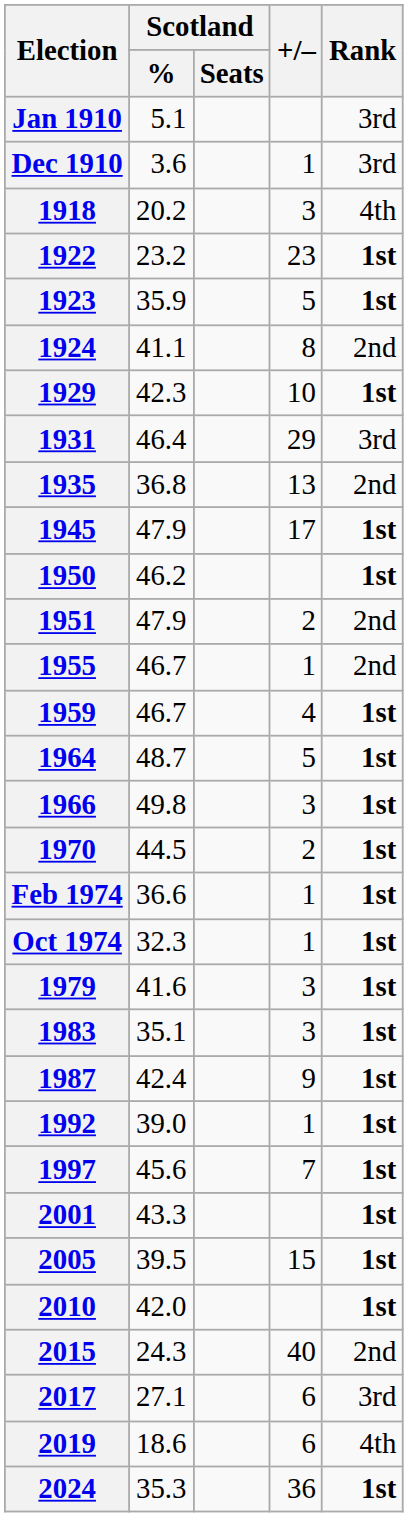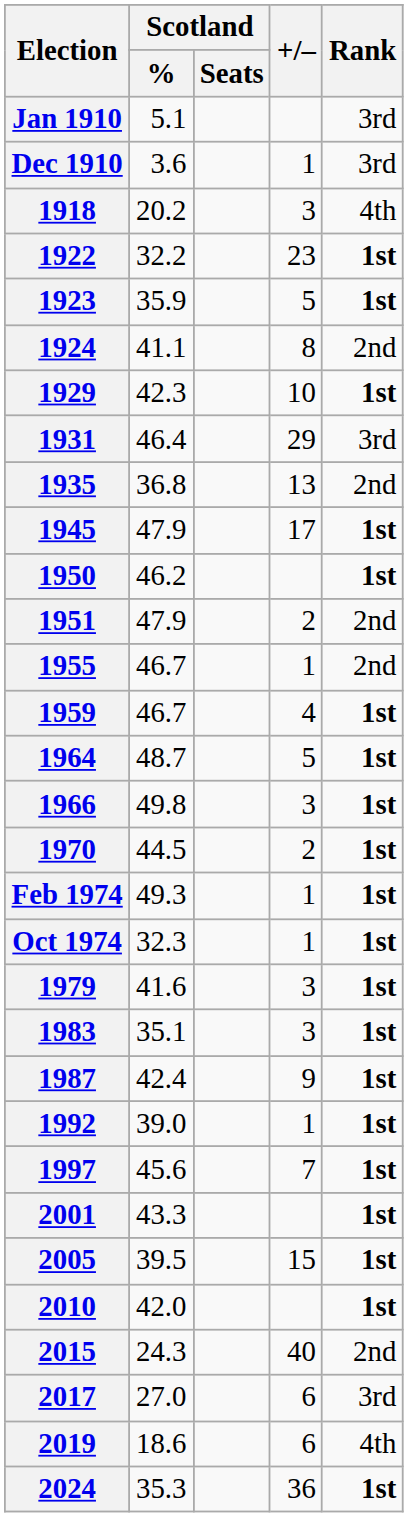(161, 255) 23.2 -> (161, 255) 32.2
(161, 895) 36.6 -> (161, 895) 49.3
(161, 1397) 27.1 -> (161, 1397) 27.0
